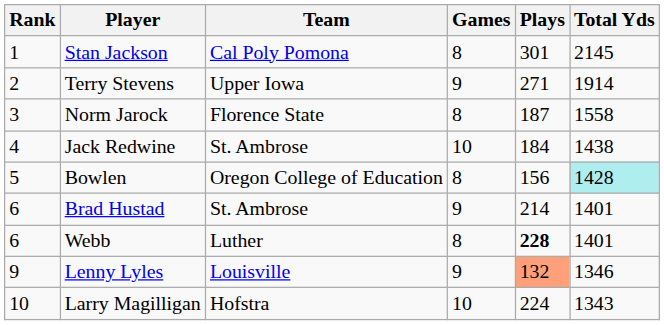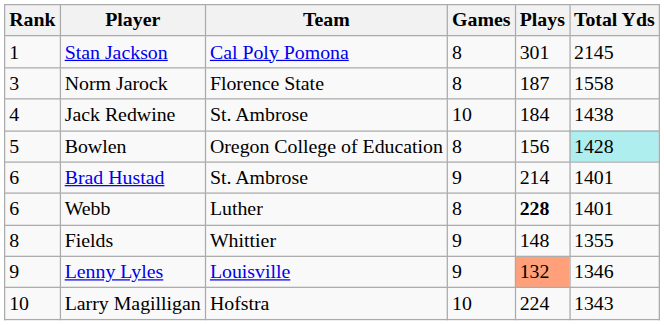- row: (119, 83)
+ row: (89, 240)
